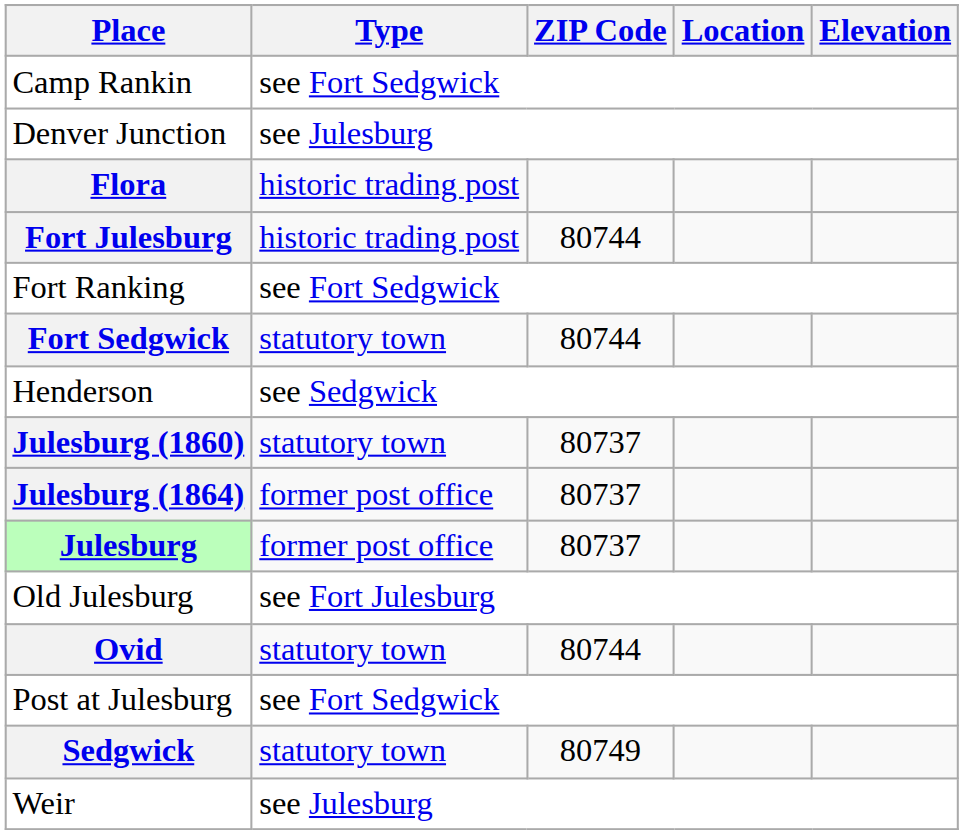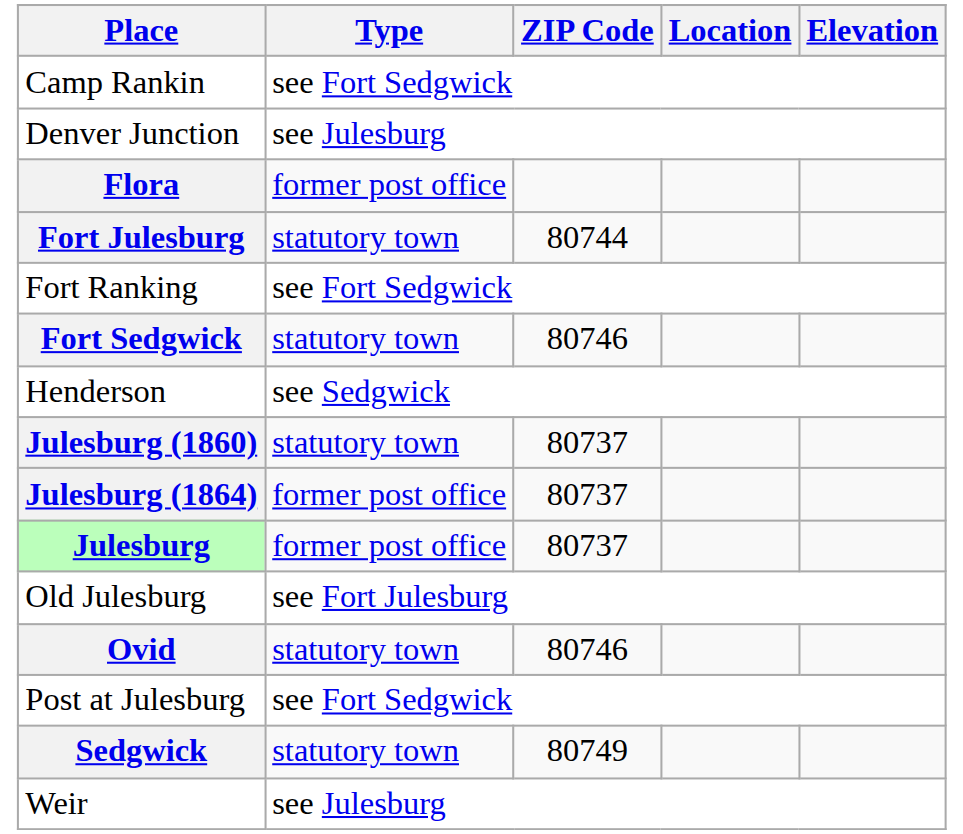(389, 184) historic trading post -> (389, 184) former post office
(389, 236) historic trading post -> (366, 236) statutory town
(600, 339) 80744 -> (587, 339) 80746
(600, 648) 80744 -> (587, 648) 80746
